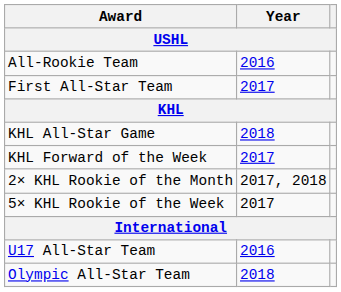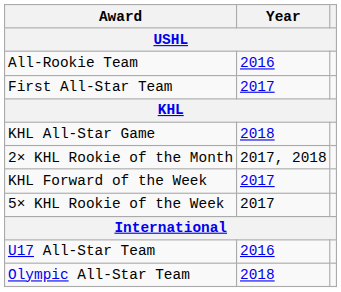rows swapped: (108, 157) <-> (121, 181)
